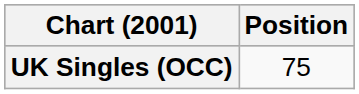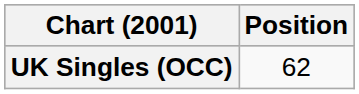(296, 66) 75 -> (296, 66) 62
